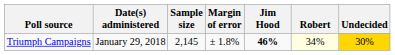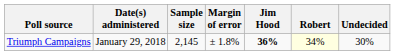(268, 42) 46% -> (268, 42) 36%
(364, 42) gold background -> (364, 42) no background
